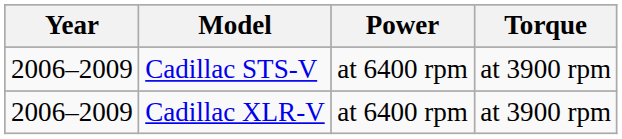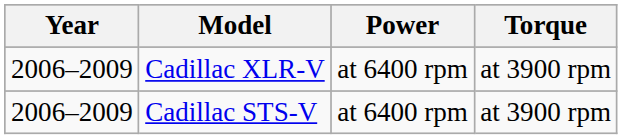rows swapped: (231, 68) <-> (235, 111)
